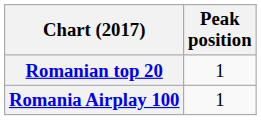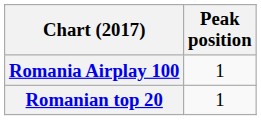rows swapped: (94, 70) <-> (94, 99)
